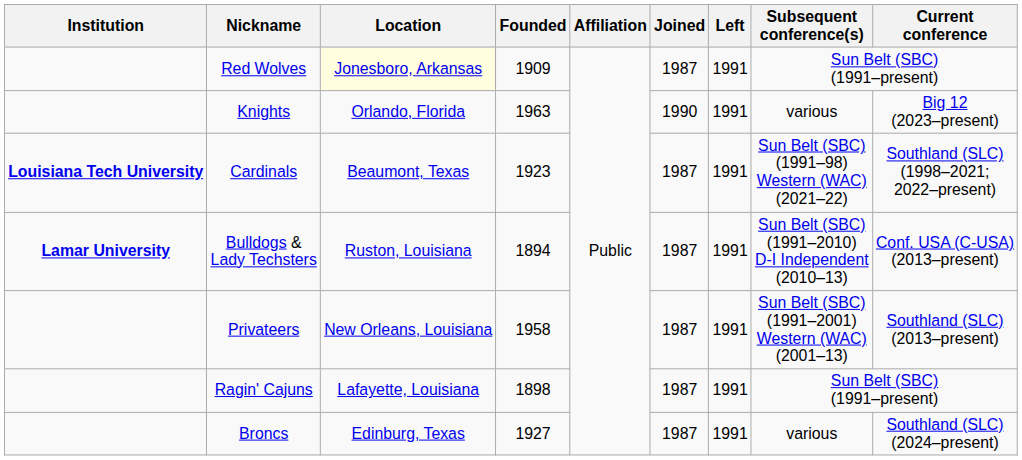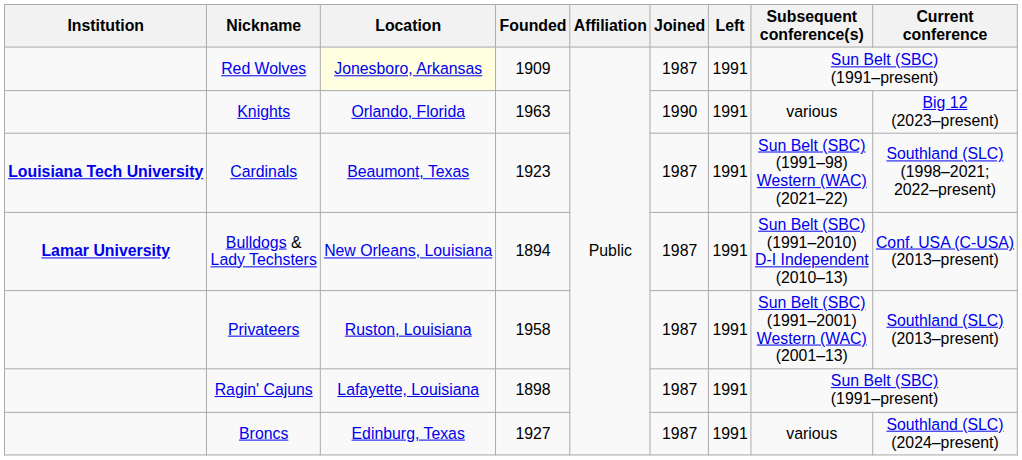(408, 251) Ruston, Louisiana -> (408, 251) New Orleans, Louisiana
(408, 329) New Orleans, Louisiana -> (408, 329) Ruston, Louisiana
